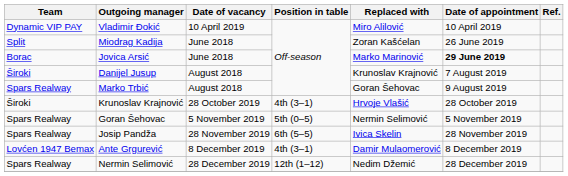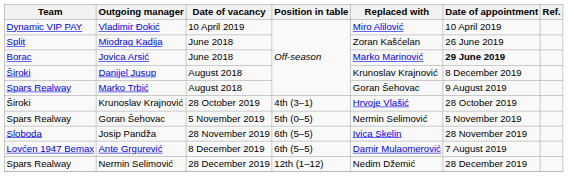(476, 73) 7 August 2019 -> (483, 73) 8 December 2019
(39, 133) Spars Realway -> (24, 133) Sloboda
(294, 149) 4th (3–1) -> (294, 149) 6th (5–5)
(483, 149) 8 December 2019 -> (476, 149) 7 August 2019
